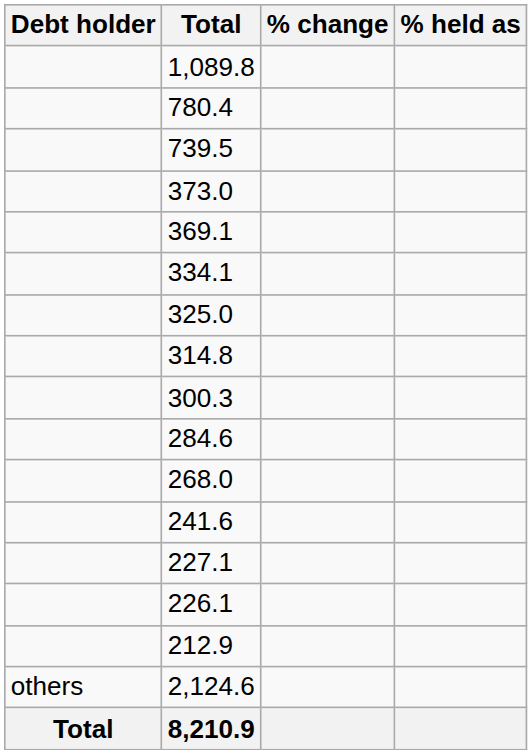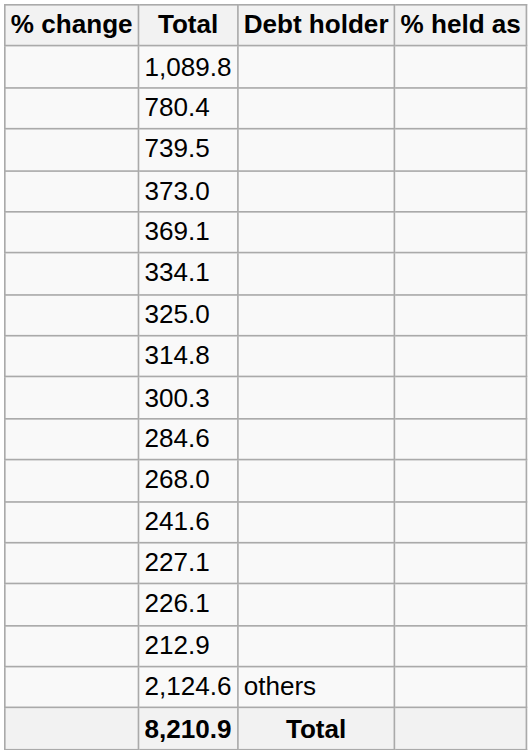columns swapped: (83, 25) <-> (328, 25)
